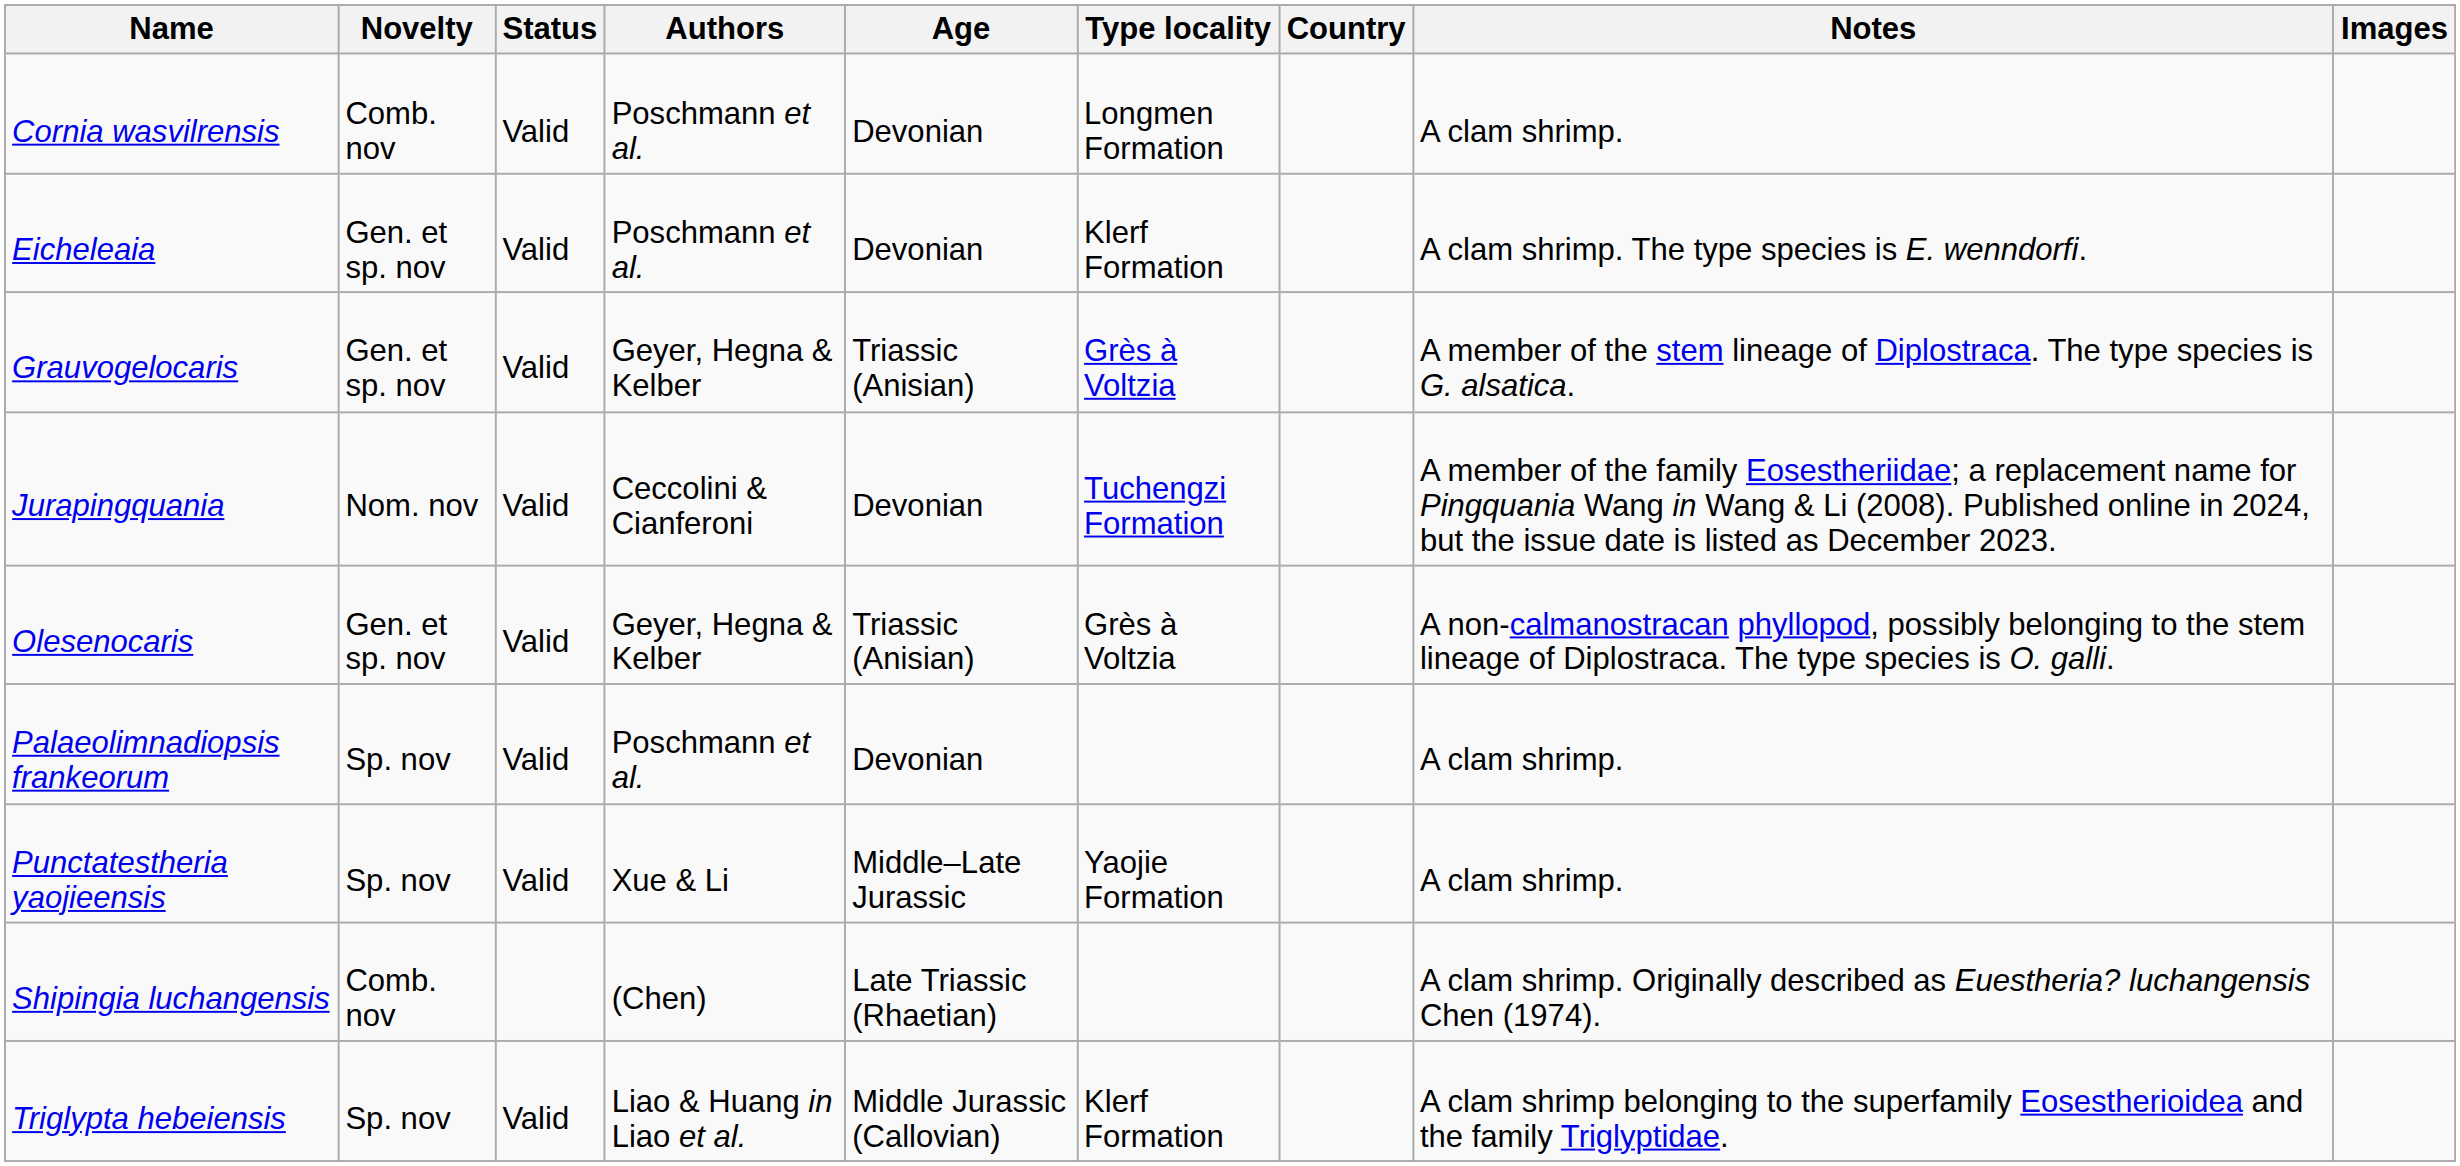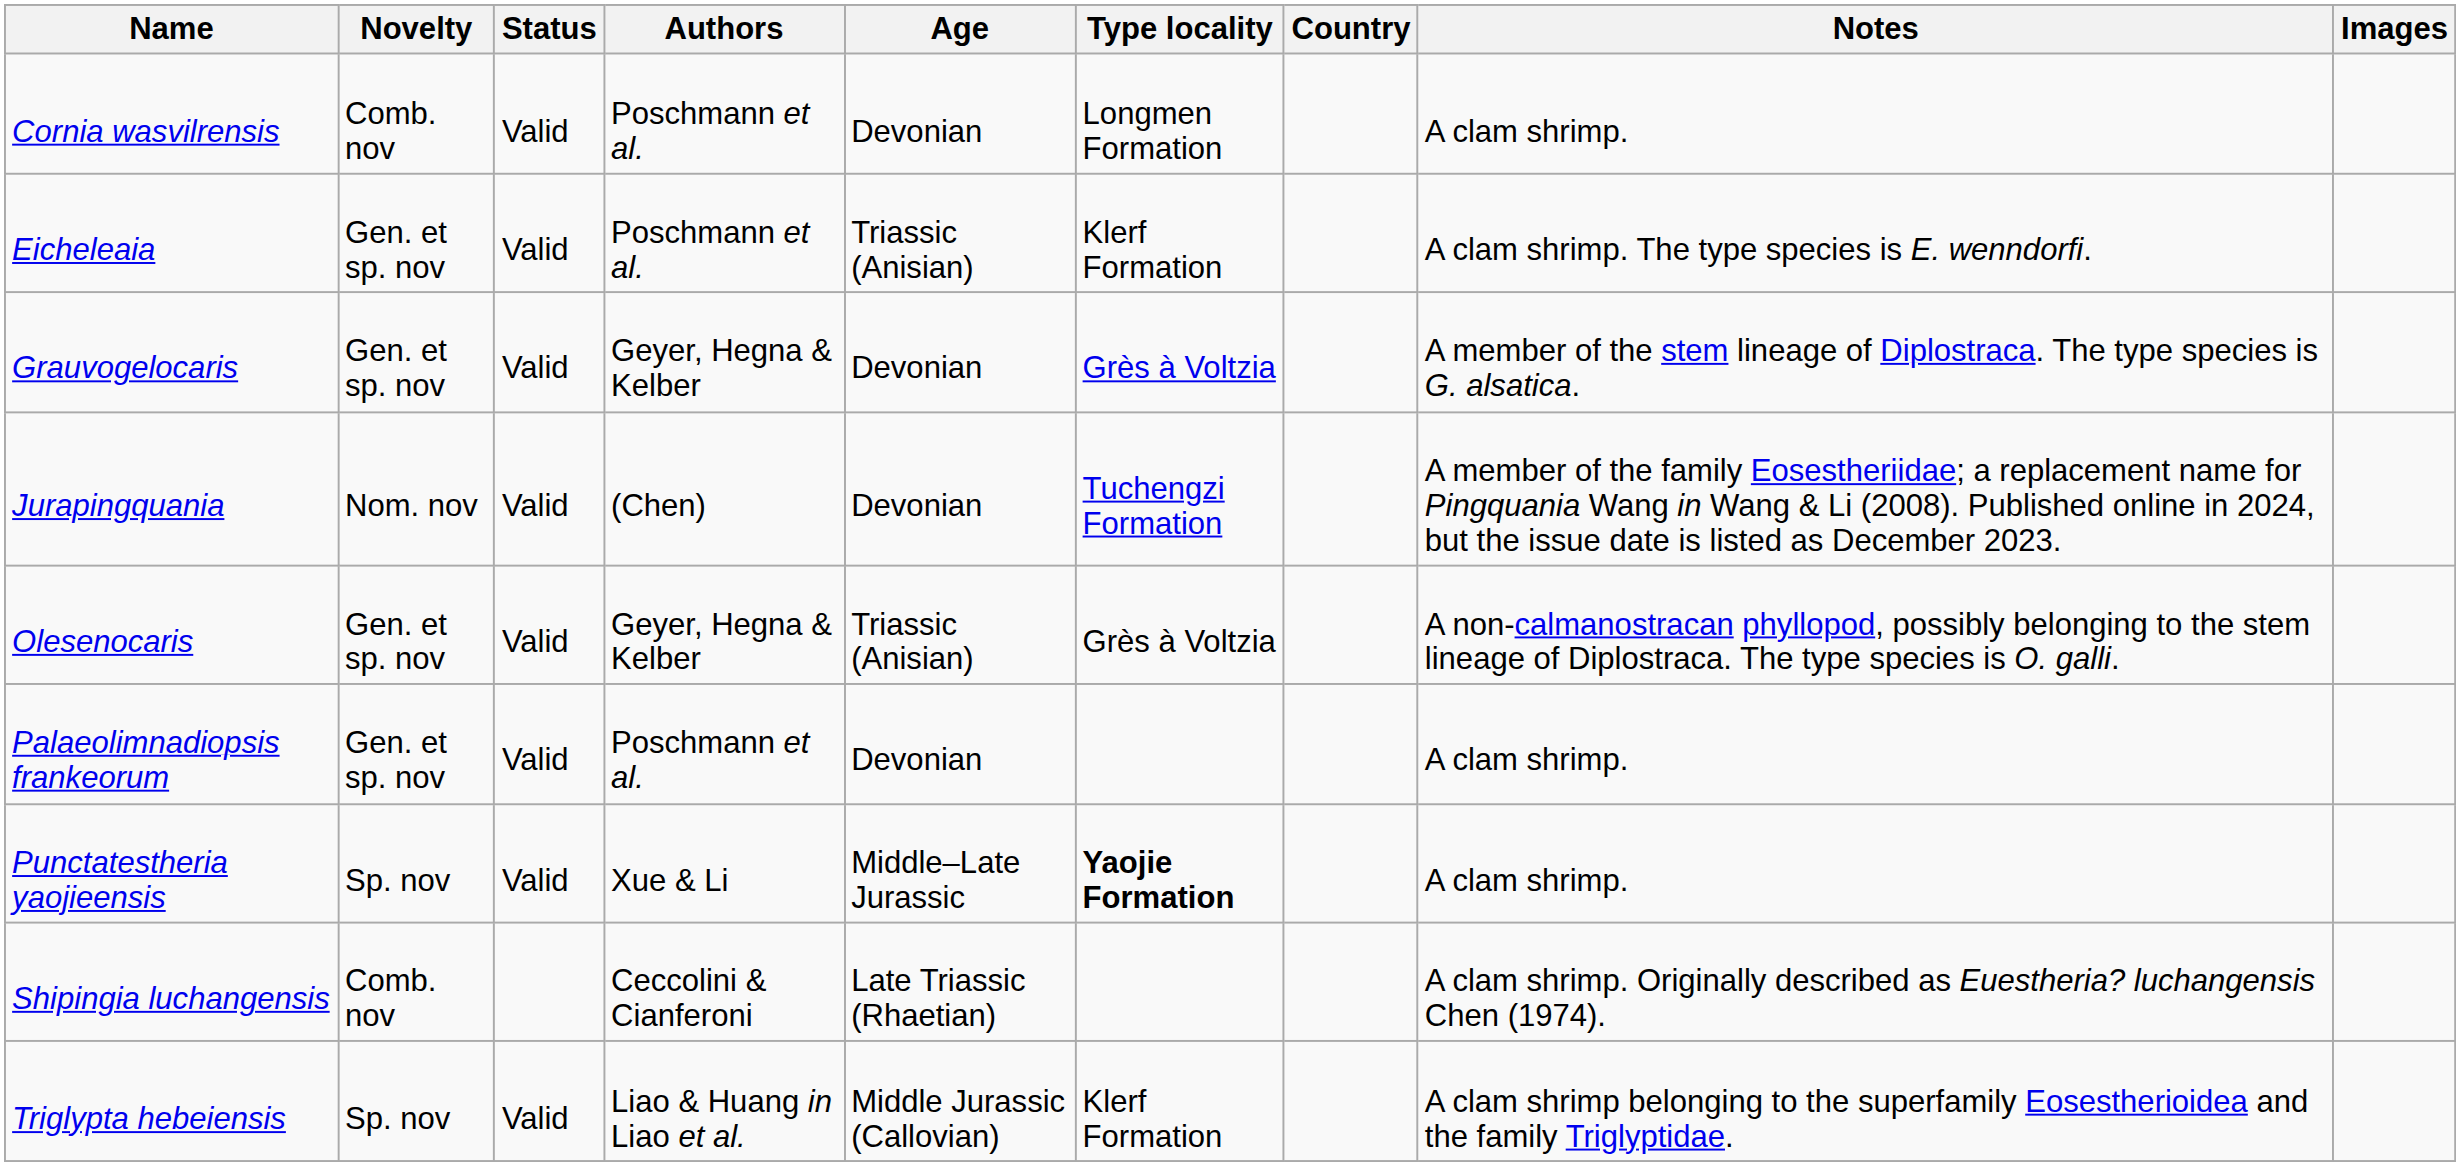(918, 249) Devonian -> (912, 249) Triassic (Anisian)
(913, 368) Triassic (Anisian) -> (917, 368) Devonian
(689, 505) Ceccolini & Cianferoni -> (659, 505) (Chen)
(398, 760) Sp. nov -> (396, 760) Gen. et sp. nov
(1154, 880) normal -> (1158, 880) bold
(659, 999) (Chen) -> (689, 999) Ceccolini & Cianferoni
